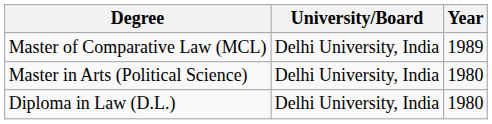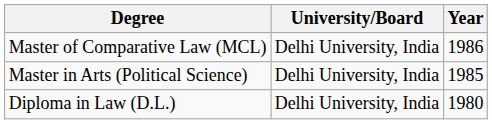(465, 47) 1989 -> (465, 47) 1986
(465, 75) 1980 -> (465, 75) 1985
